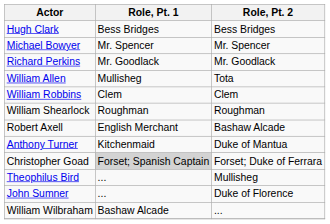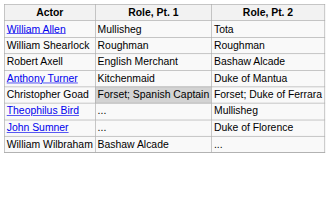- row: (33, 29)
- row: (43, 45)
- row: (43, 62)
- row: (44, 95)
